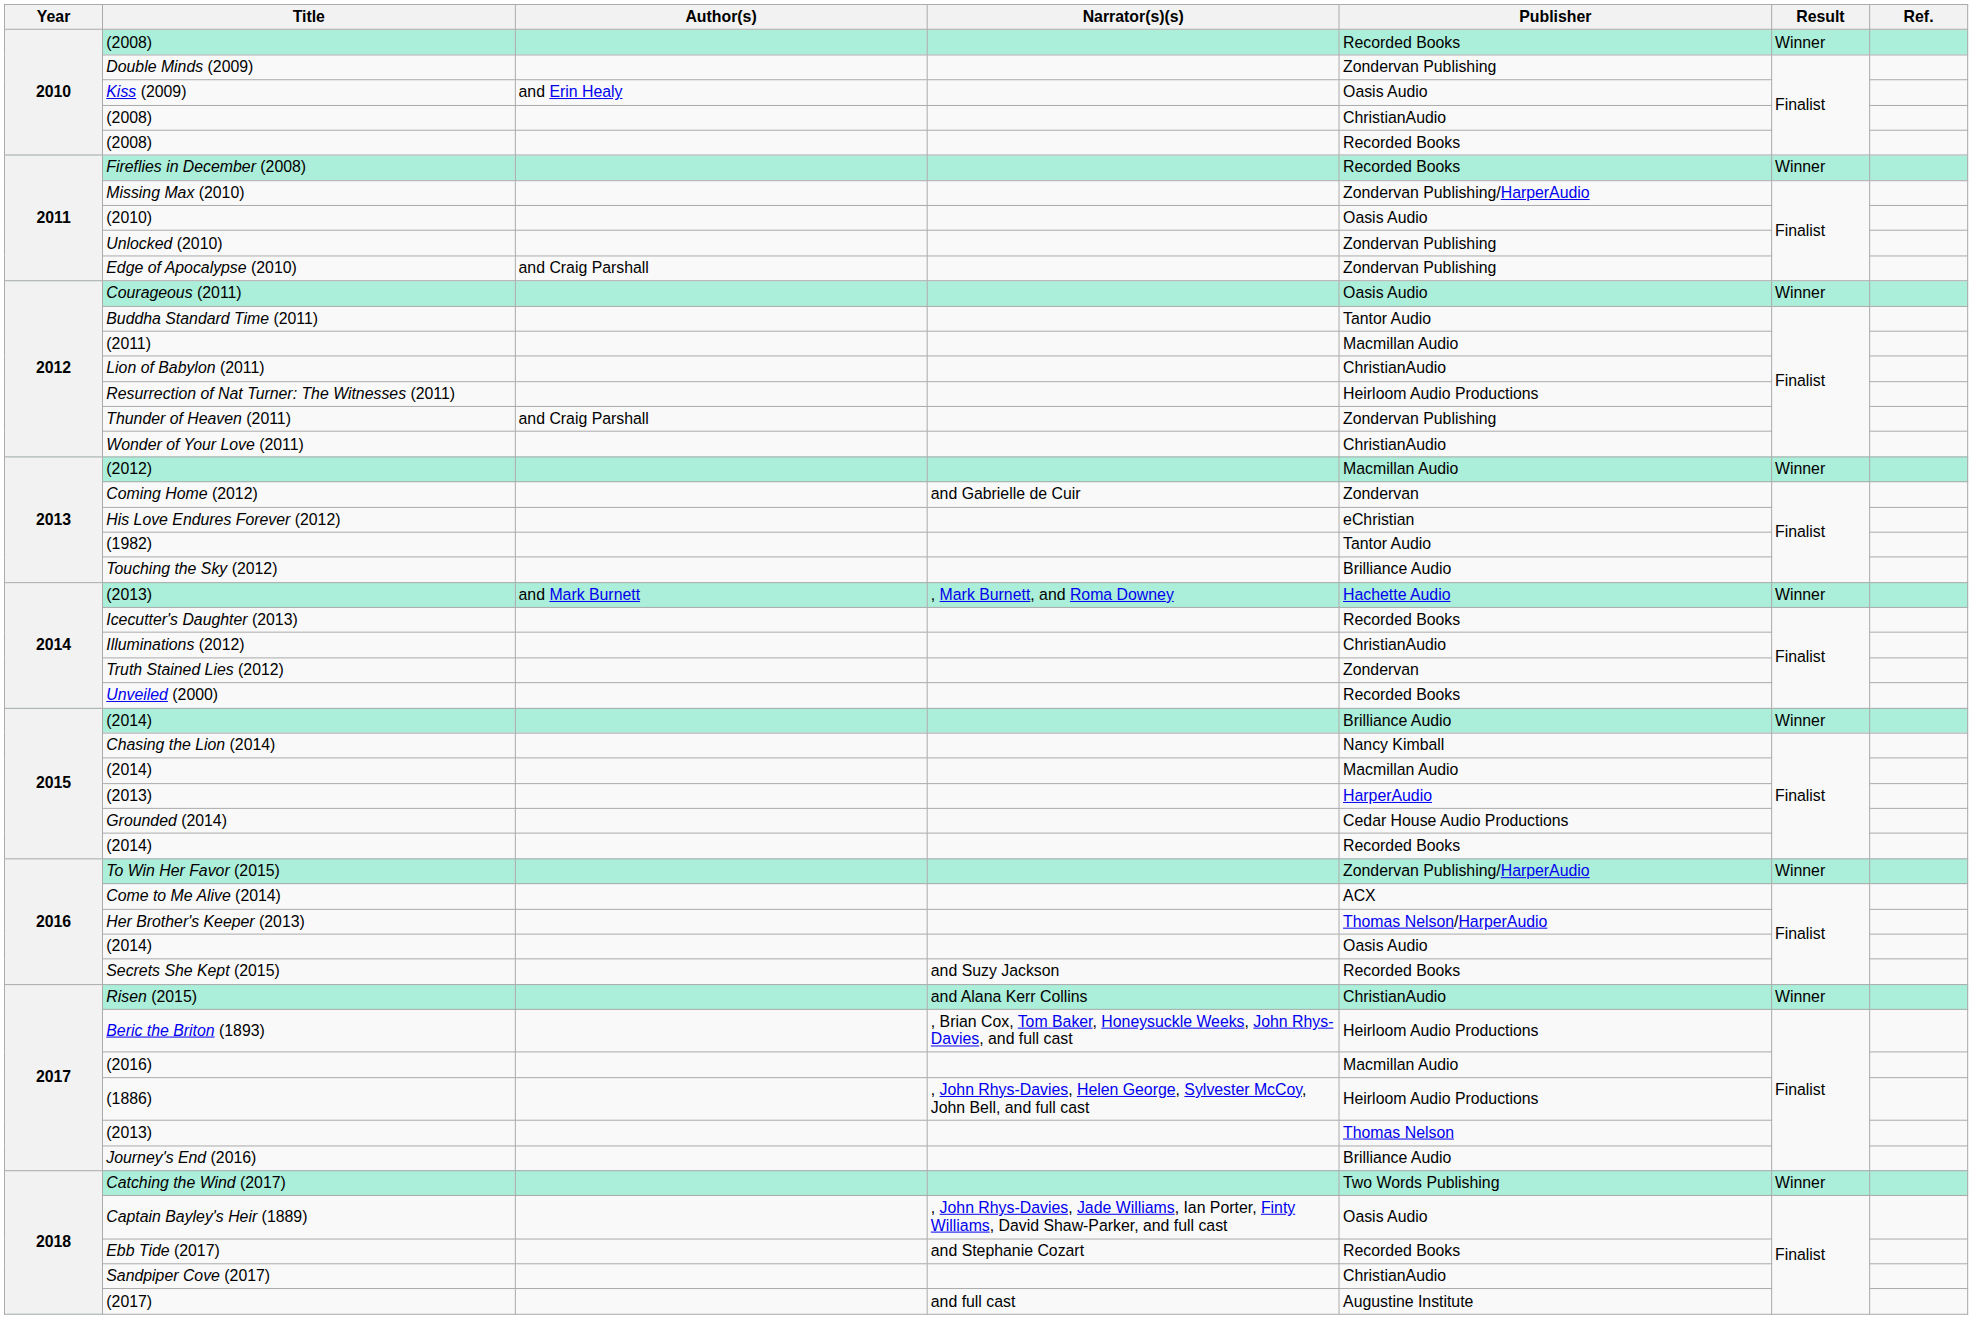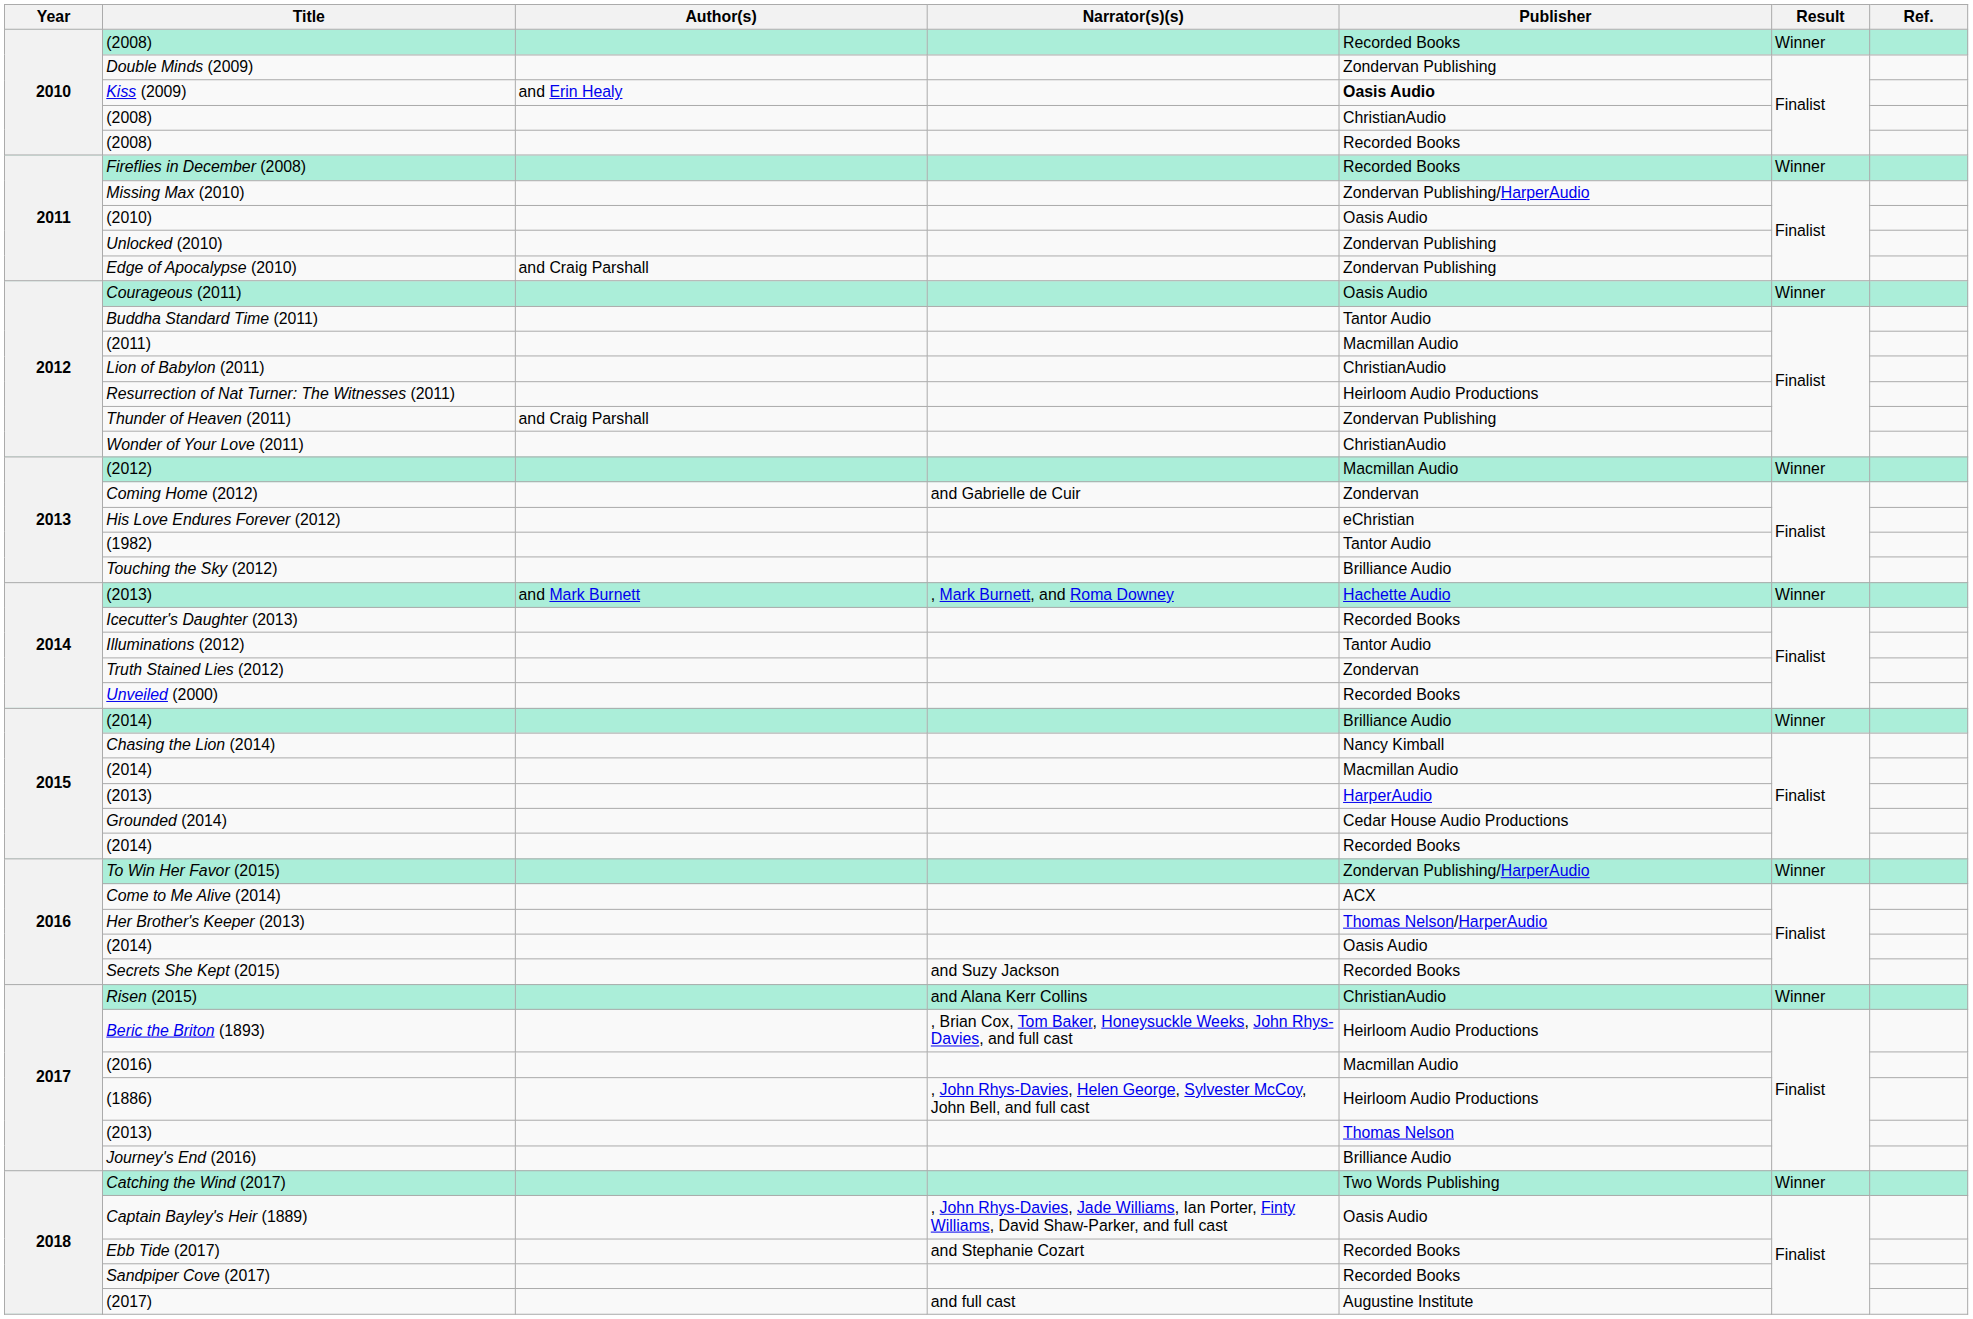(1385, 92) normal -> (1389, 92) bold
(1395, 645) ChristianAudio -> (1387, 645) Tantor Audio
(1395, 1276) ChristianAudio -> (1402, 1276) Recorded Books
